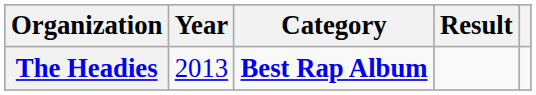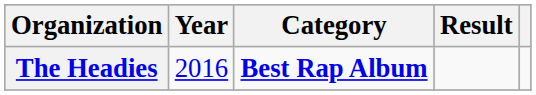(201, 68) 2013 -> (201, 68) 2016
